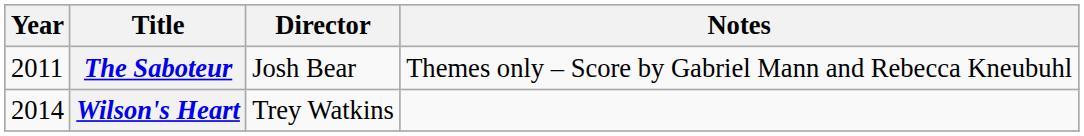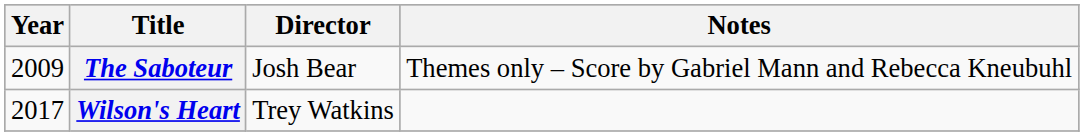(37, 67) 2011 -> (38, 67) 2009
(38, 109) 2014 -> (38, 109) 2017
